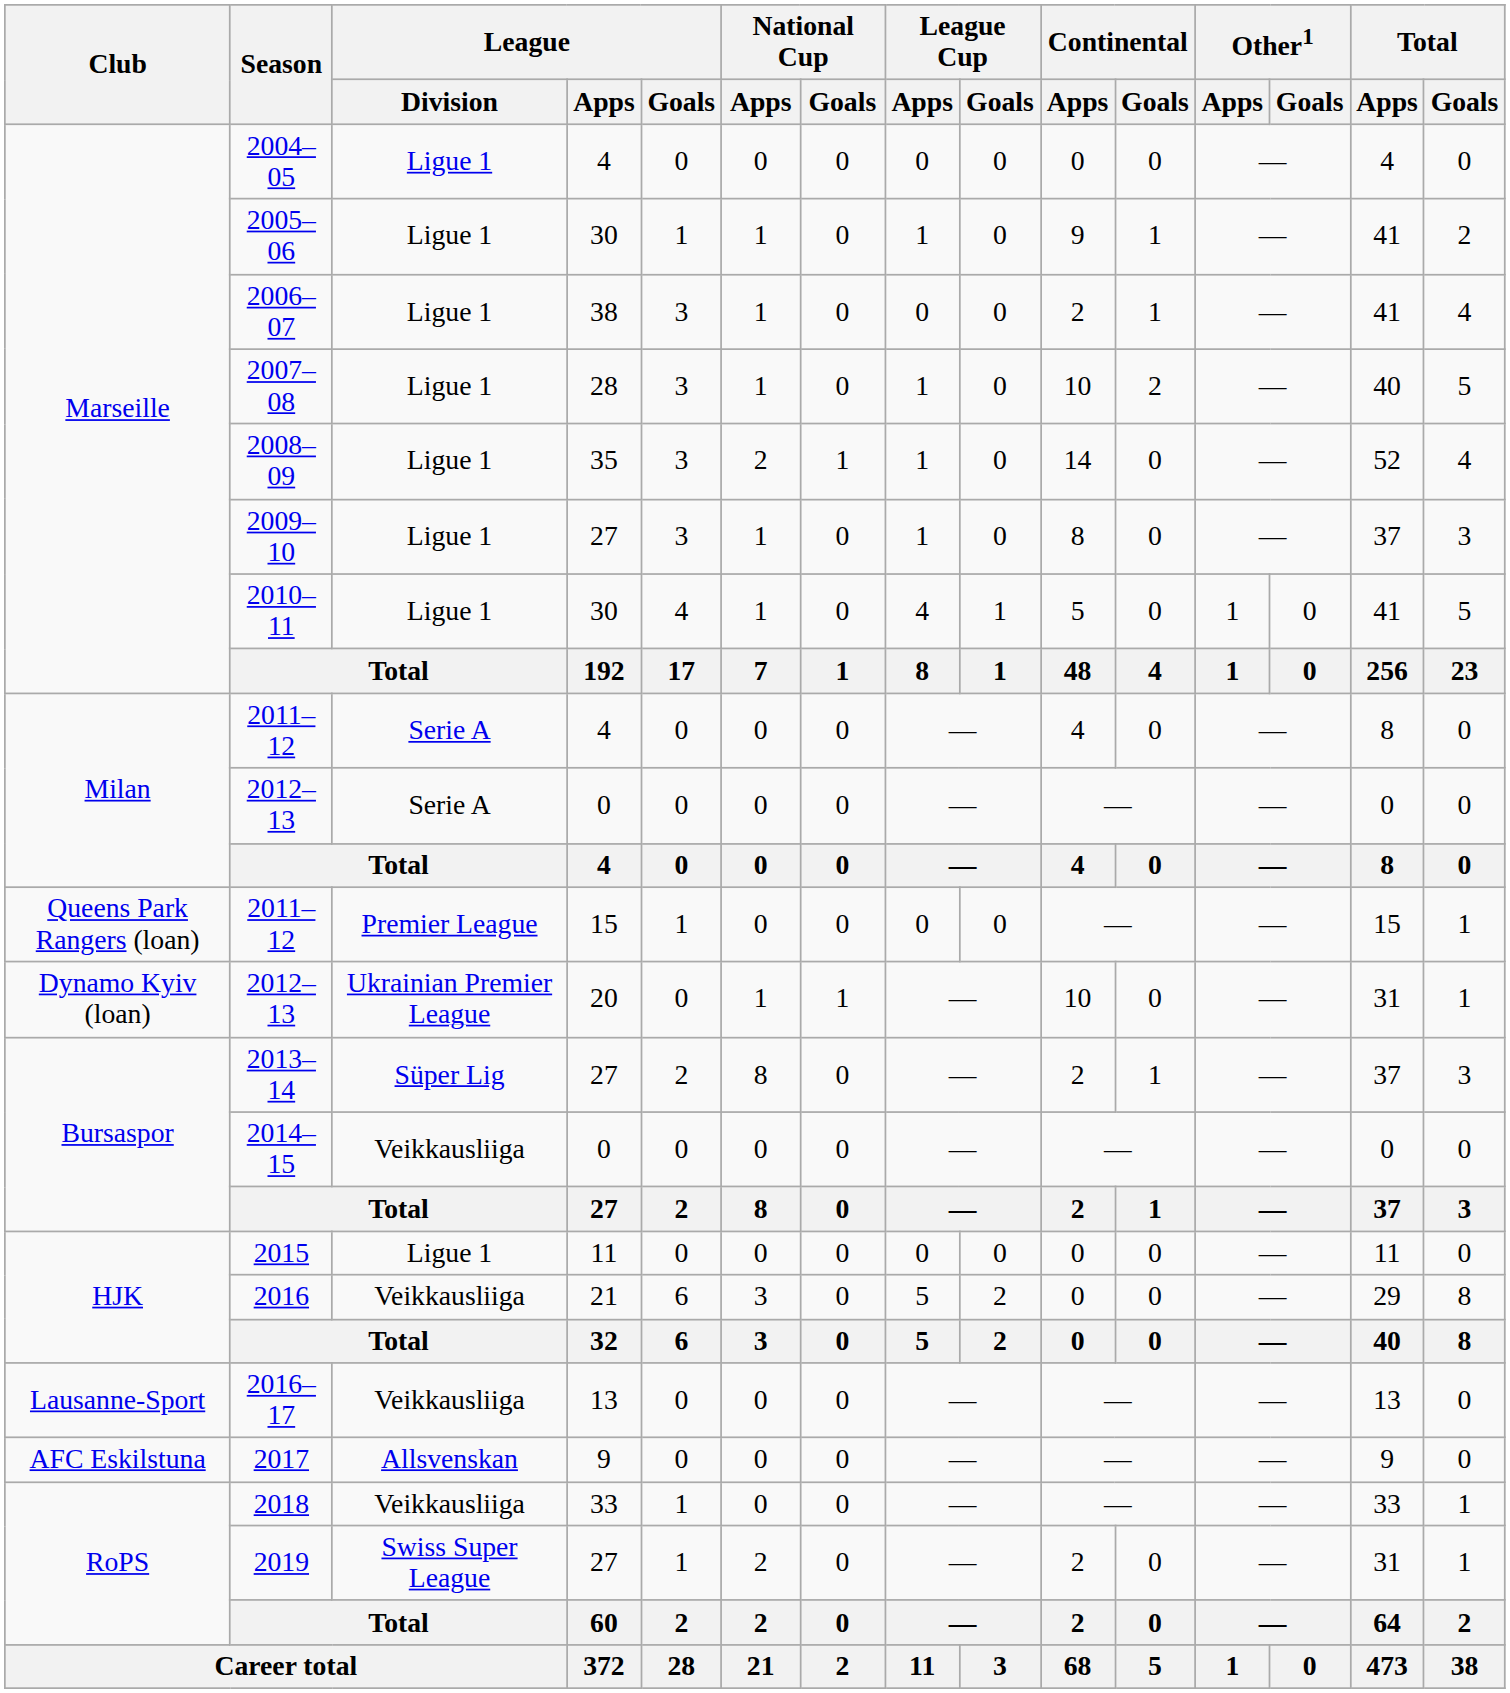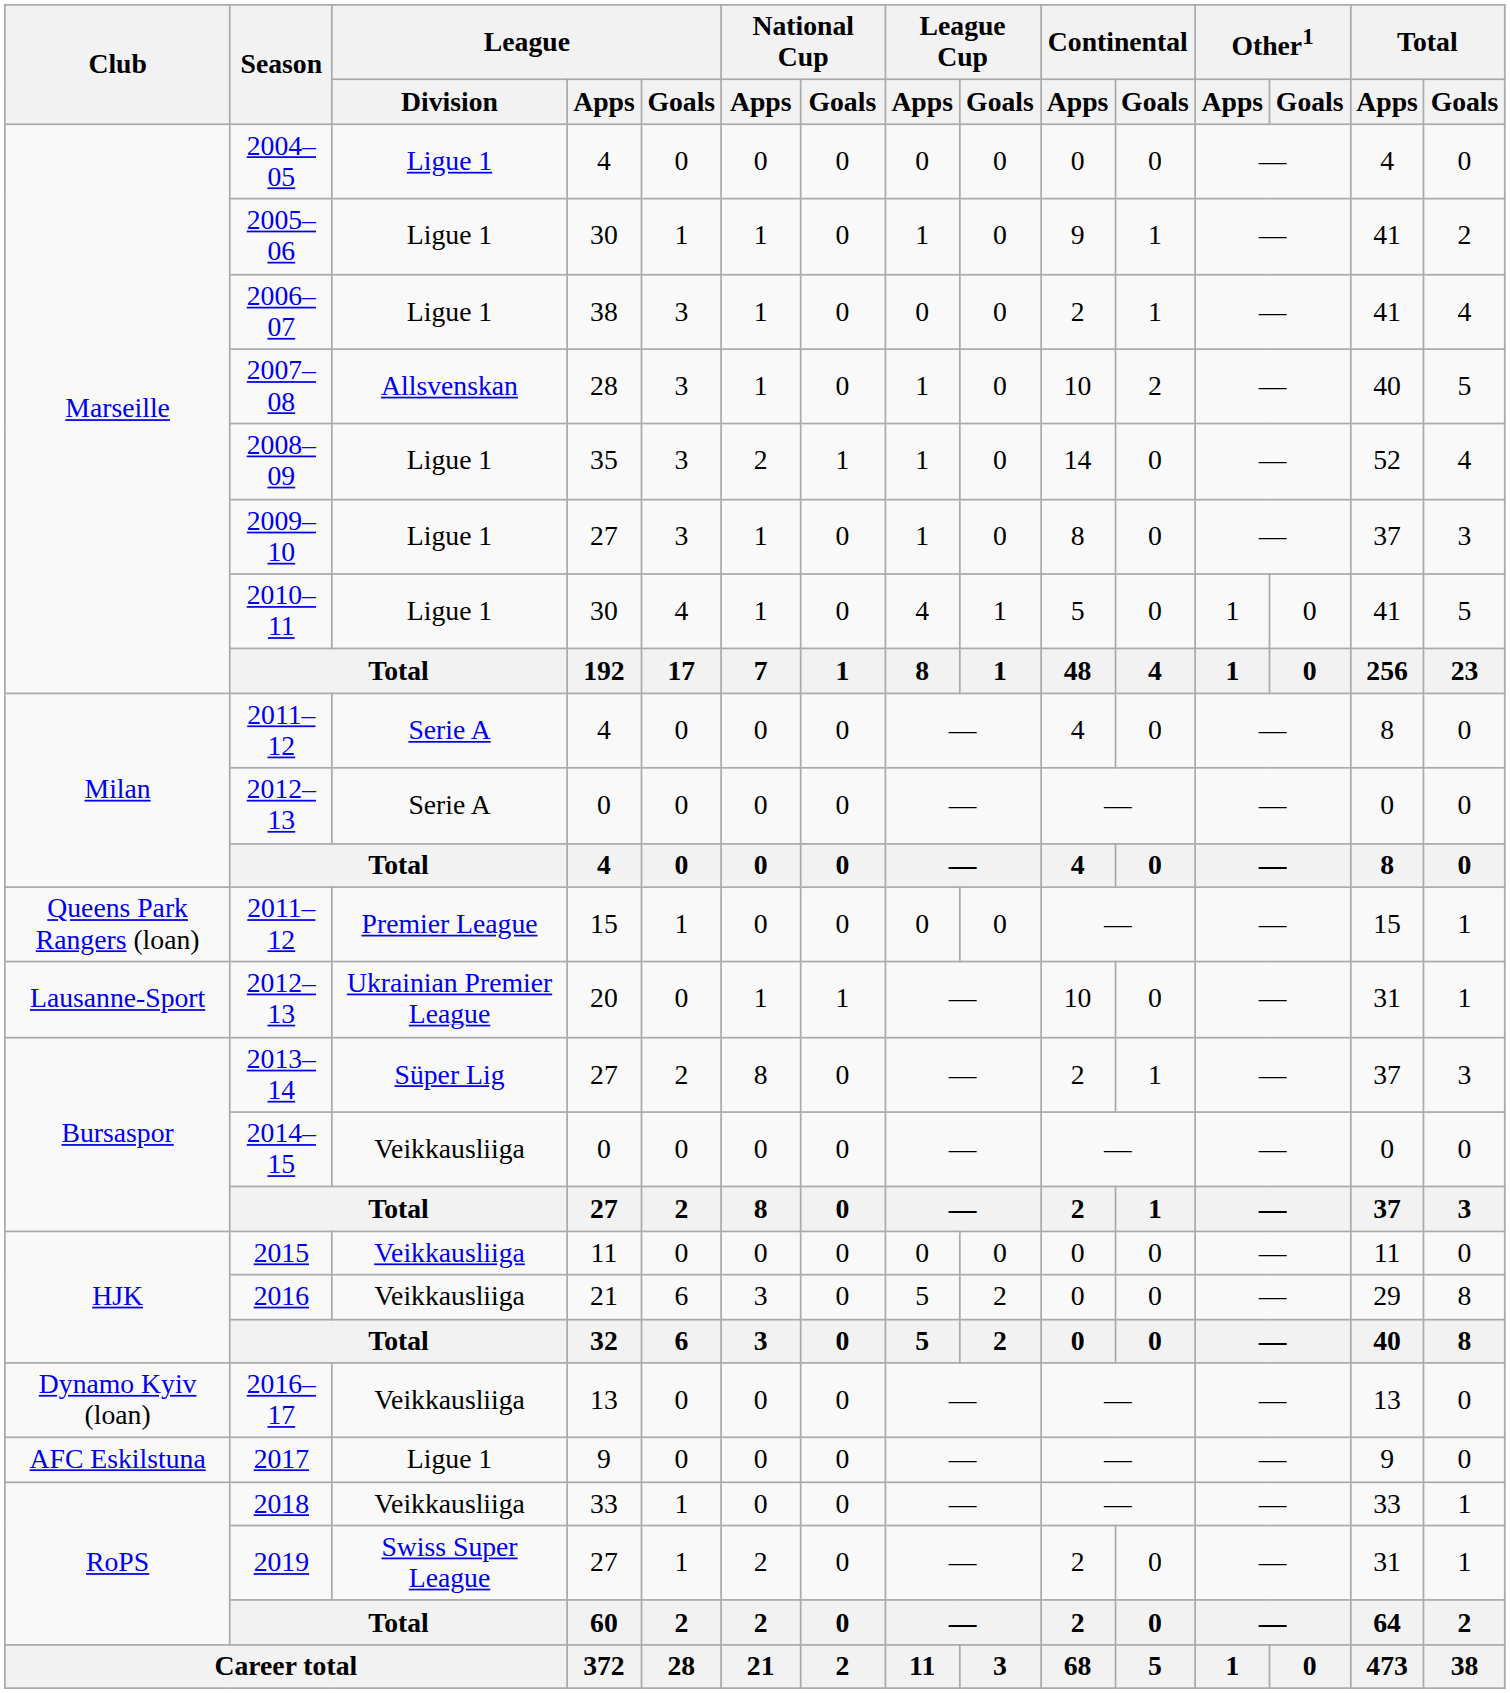(450, 386) Ligue 1 -> (450, 386) Allsvenskan
(118, 999) Dynamo Kyiv (loan) -> (118, 999) Lausanne-Sport
(450, 1252) Ligue 1 -> (450, 1252) Veikkausliiga
(118, 1399) Lausanne-Sport -> (118, 1399) Dynamo Kyiv (loan)
(450, 1459) Allsvenskan -> (450, 1459) Ligue 1
